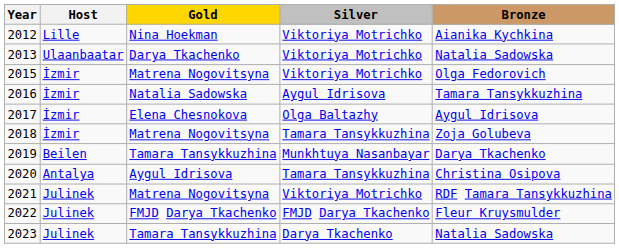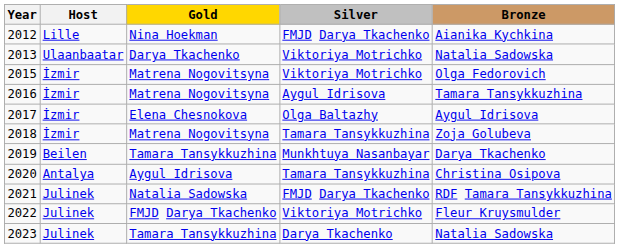(352, 34) Viktoriya Motrichko -> (356, 34) FMJD Darya Tkachenko
(188, 94) Natalia Sadowska -> (199, 94) Matrena Nogovitsyna
(199, 194) Matrena Nogovitsyna -> (188, 194) Natalia Sadowska
(352, 194) Viktoriya Motrichko -> (356, 194) FMJD Darya Tkachenko
(356, 214) FMJD Darya Tkachenko -> (352, 214) Viktoriya Motrichko
